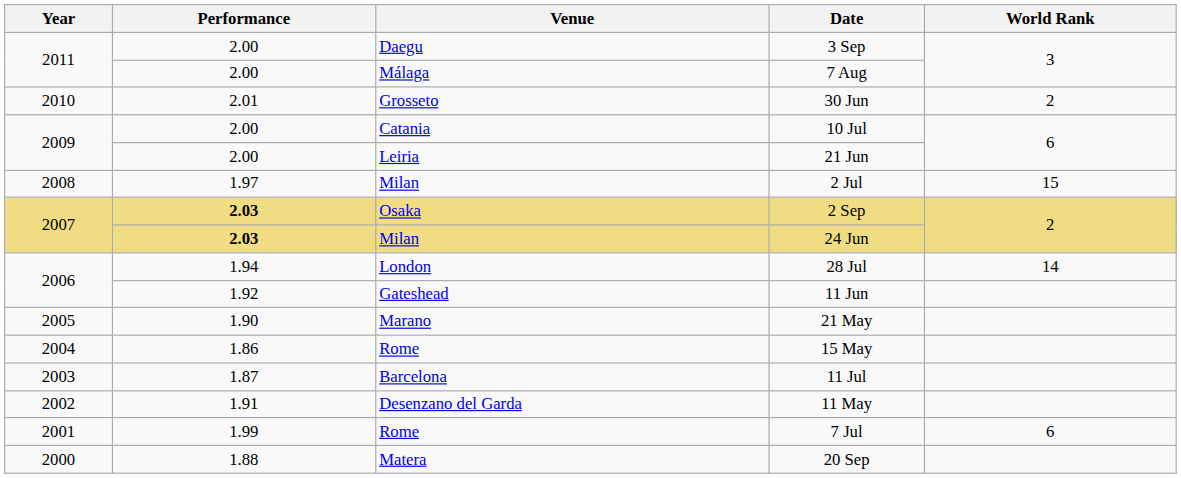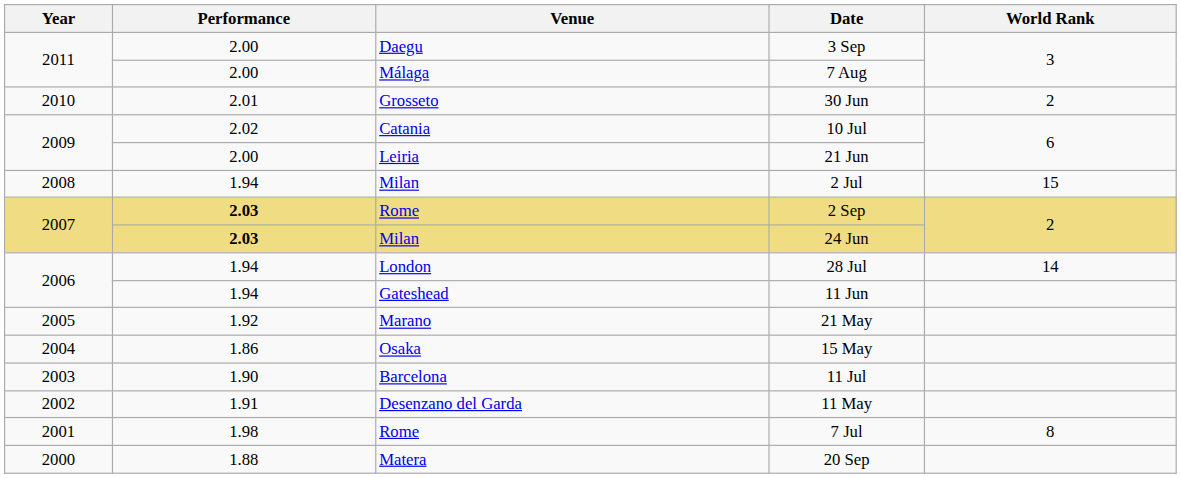(244, 128) 2.00 -> (244, 128) 2.02
(244, 183) 1.97 -> (244, 183) 1.94
(400, 211) Osaka -> (399, 211) Rome
(244, 294) 1.92 -> (244, 294) 1.94
(244, 321) 1.90 -> (244, 321) 1.92
(399, 349) Rome -> (400, 349) Osaka
(244, 376) 1.87 -> (244, 376) 1.90
(244, 431) 1.99 -> (244, 431) 1.98
(1050, 431) 6 -> (1050, 431) 8
